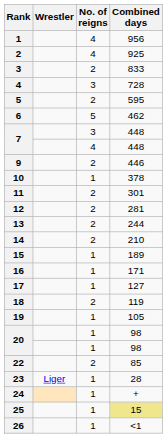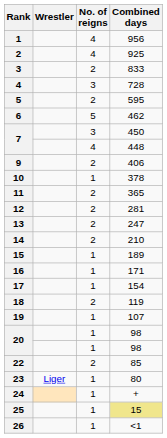(136, 131) 448 -> (136, 131) 450
(136, 162) 446 -> (136, 162) 406
(136, 193) 301 -> (136, 193) 365
(136, 224) 244 -> (136, 224) 247
(136, 286) 127 -> (136, 286) 154
(136, 317) 105 -> (136, 317) 107
(136, 379) 28 -> (136, 379) 80
